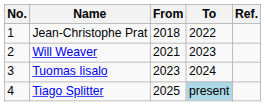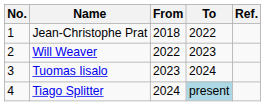(166, 52) 2021 -> (166, 52) 2022
(166, 91) 2025 -> (166, 91) 2024
